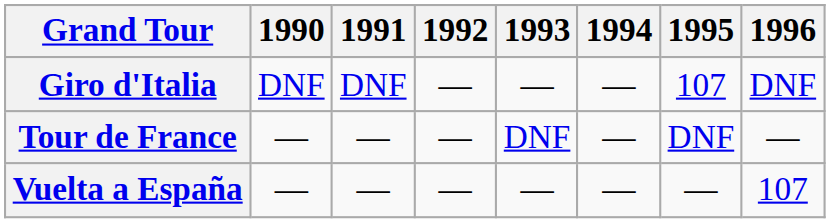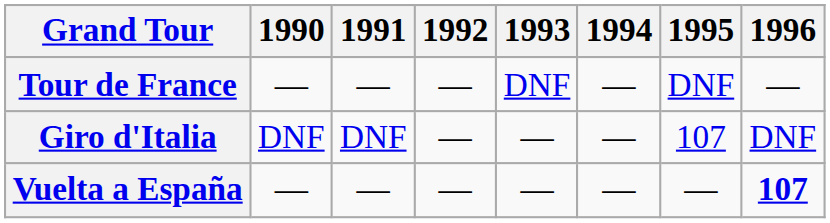rows swapped: (128, 83) <-> (128, 136)
(783, 189) normal -> (783, 189) bold
